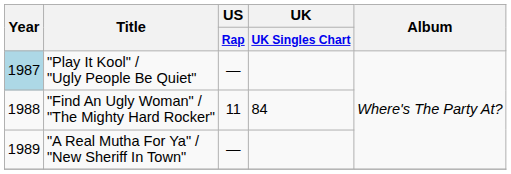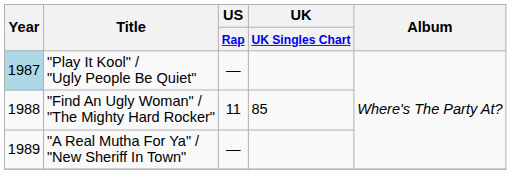(259, 109) 84 -> (259, 109) 85
